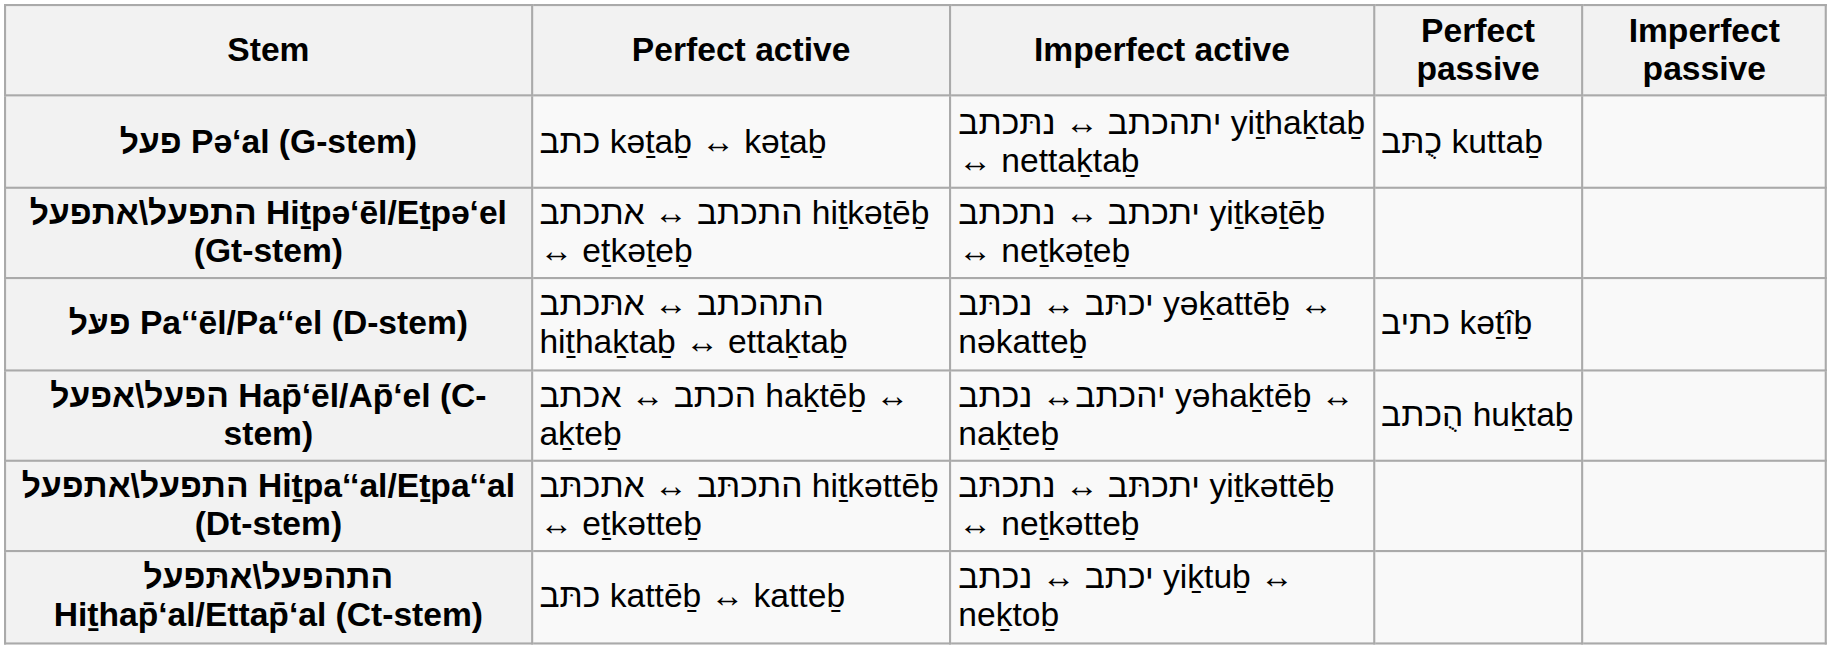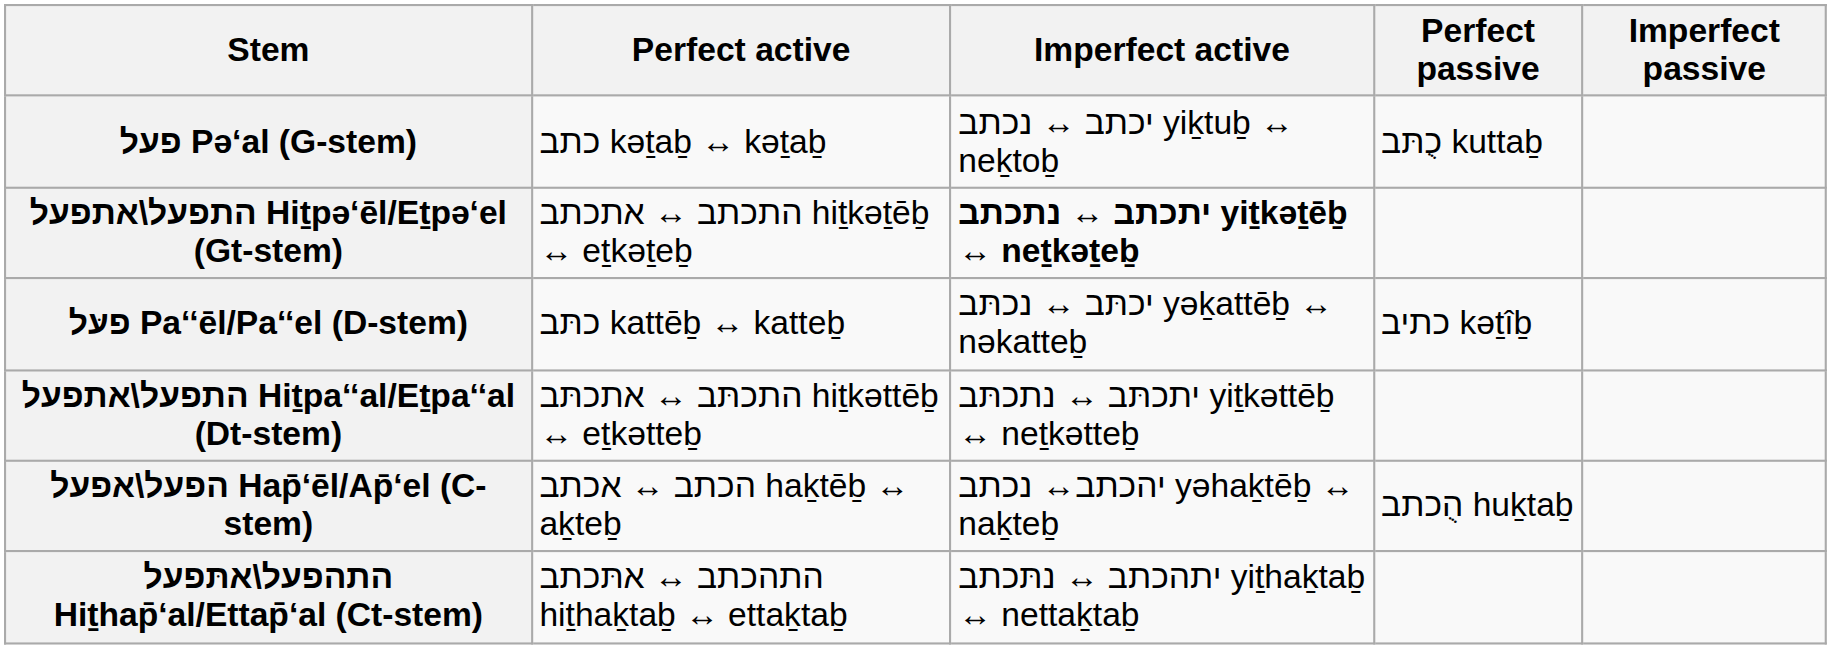(1162, 141) יתהכתב ↔ נתּכתב yiṯhaḵtaḇ ↔ nettaḵtaḇ -> (1126, 141) יכתב ↔ נכתב yiḵtuḇ ↔ neḵtoḇ
(1142, 232) normal -> (1153, 232) bold
(694, 323) התהכתב ↔ אתּכתב hiṯhaḵtaḇ ↔ ettaḵtaḇ -> (692, 323) כתּב kattēḇ ↔ katteḇ
rows swapped: (268, 505) <-> (268, 414)
(692, 596) כתּב kattēḇ ↔ katteḇ -> (694, 596) התהכתב ↔ אתּכתב hiṯhaḵtaḇ ↔ ettaḵtaḇ
(1126, 596) יכתב ↔ נכתב yiḵtuḇ ↔ neḵtoḇ -> (1162, 596) יתהכתב ↔ נתּכתב yiṯhaḵtaḇ ↔ nettaḵtaḇ
